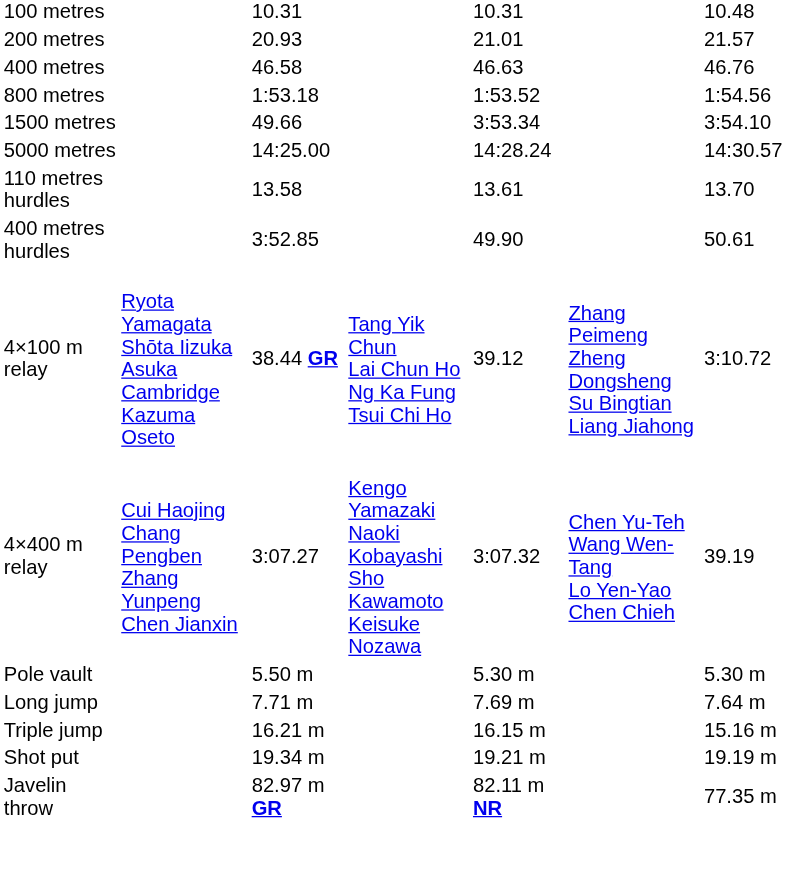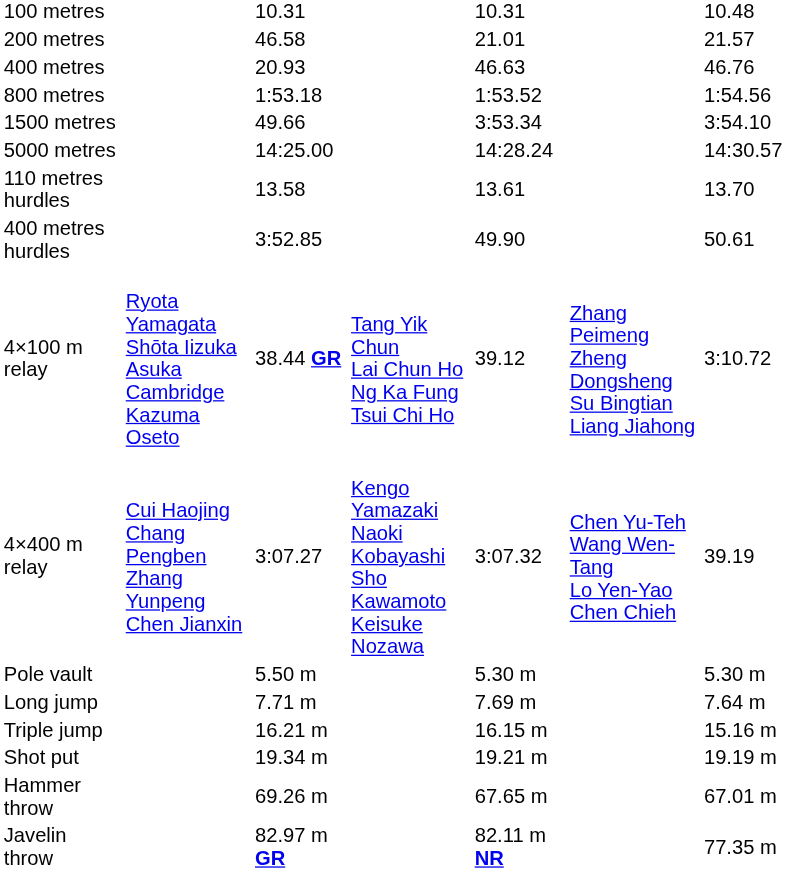(277, 39) 20.93 -> (280, 39) 46.58
(277, 67) 46.58 -> (280, 67) 20.93
+ row: (42, 796)
